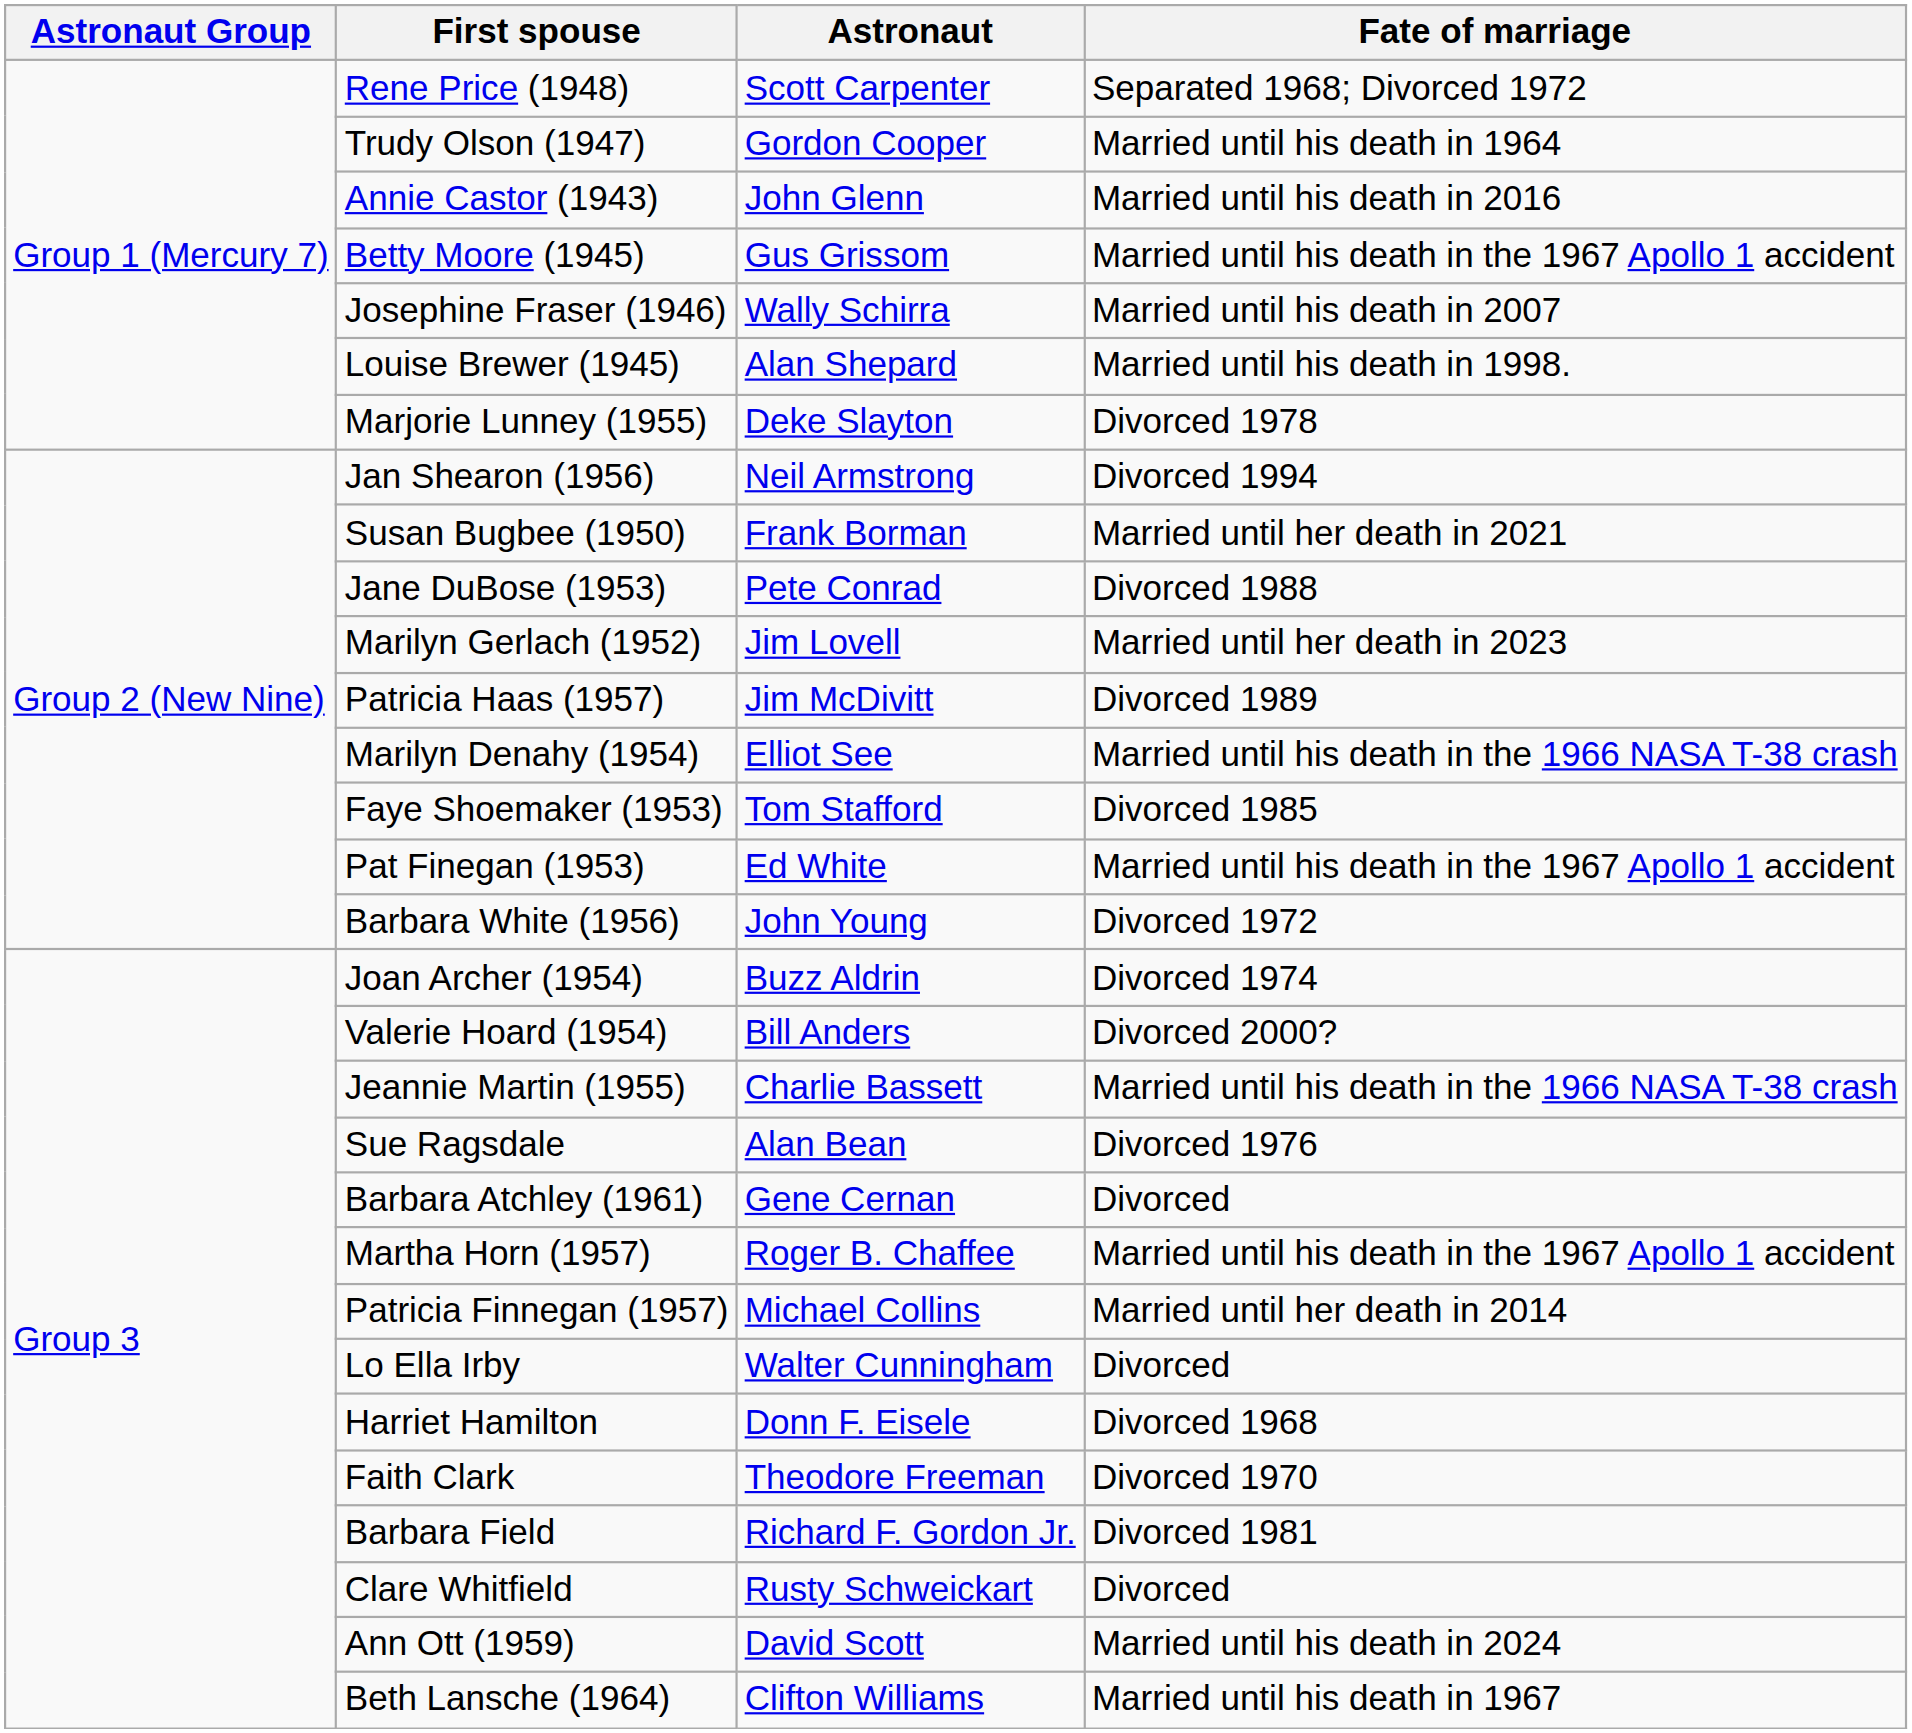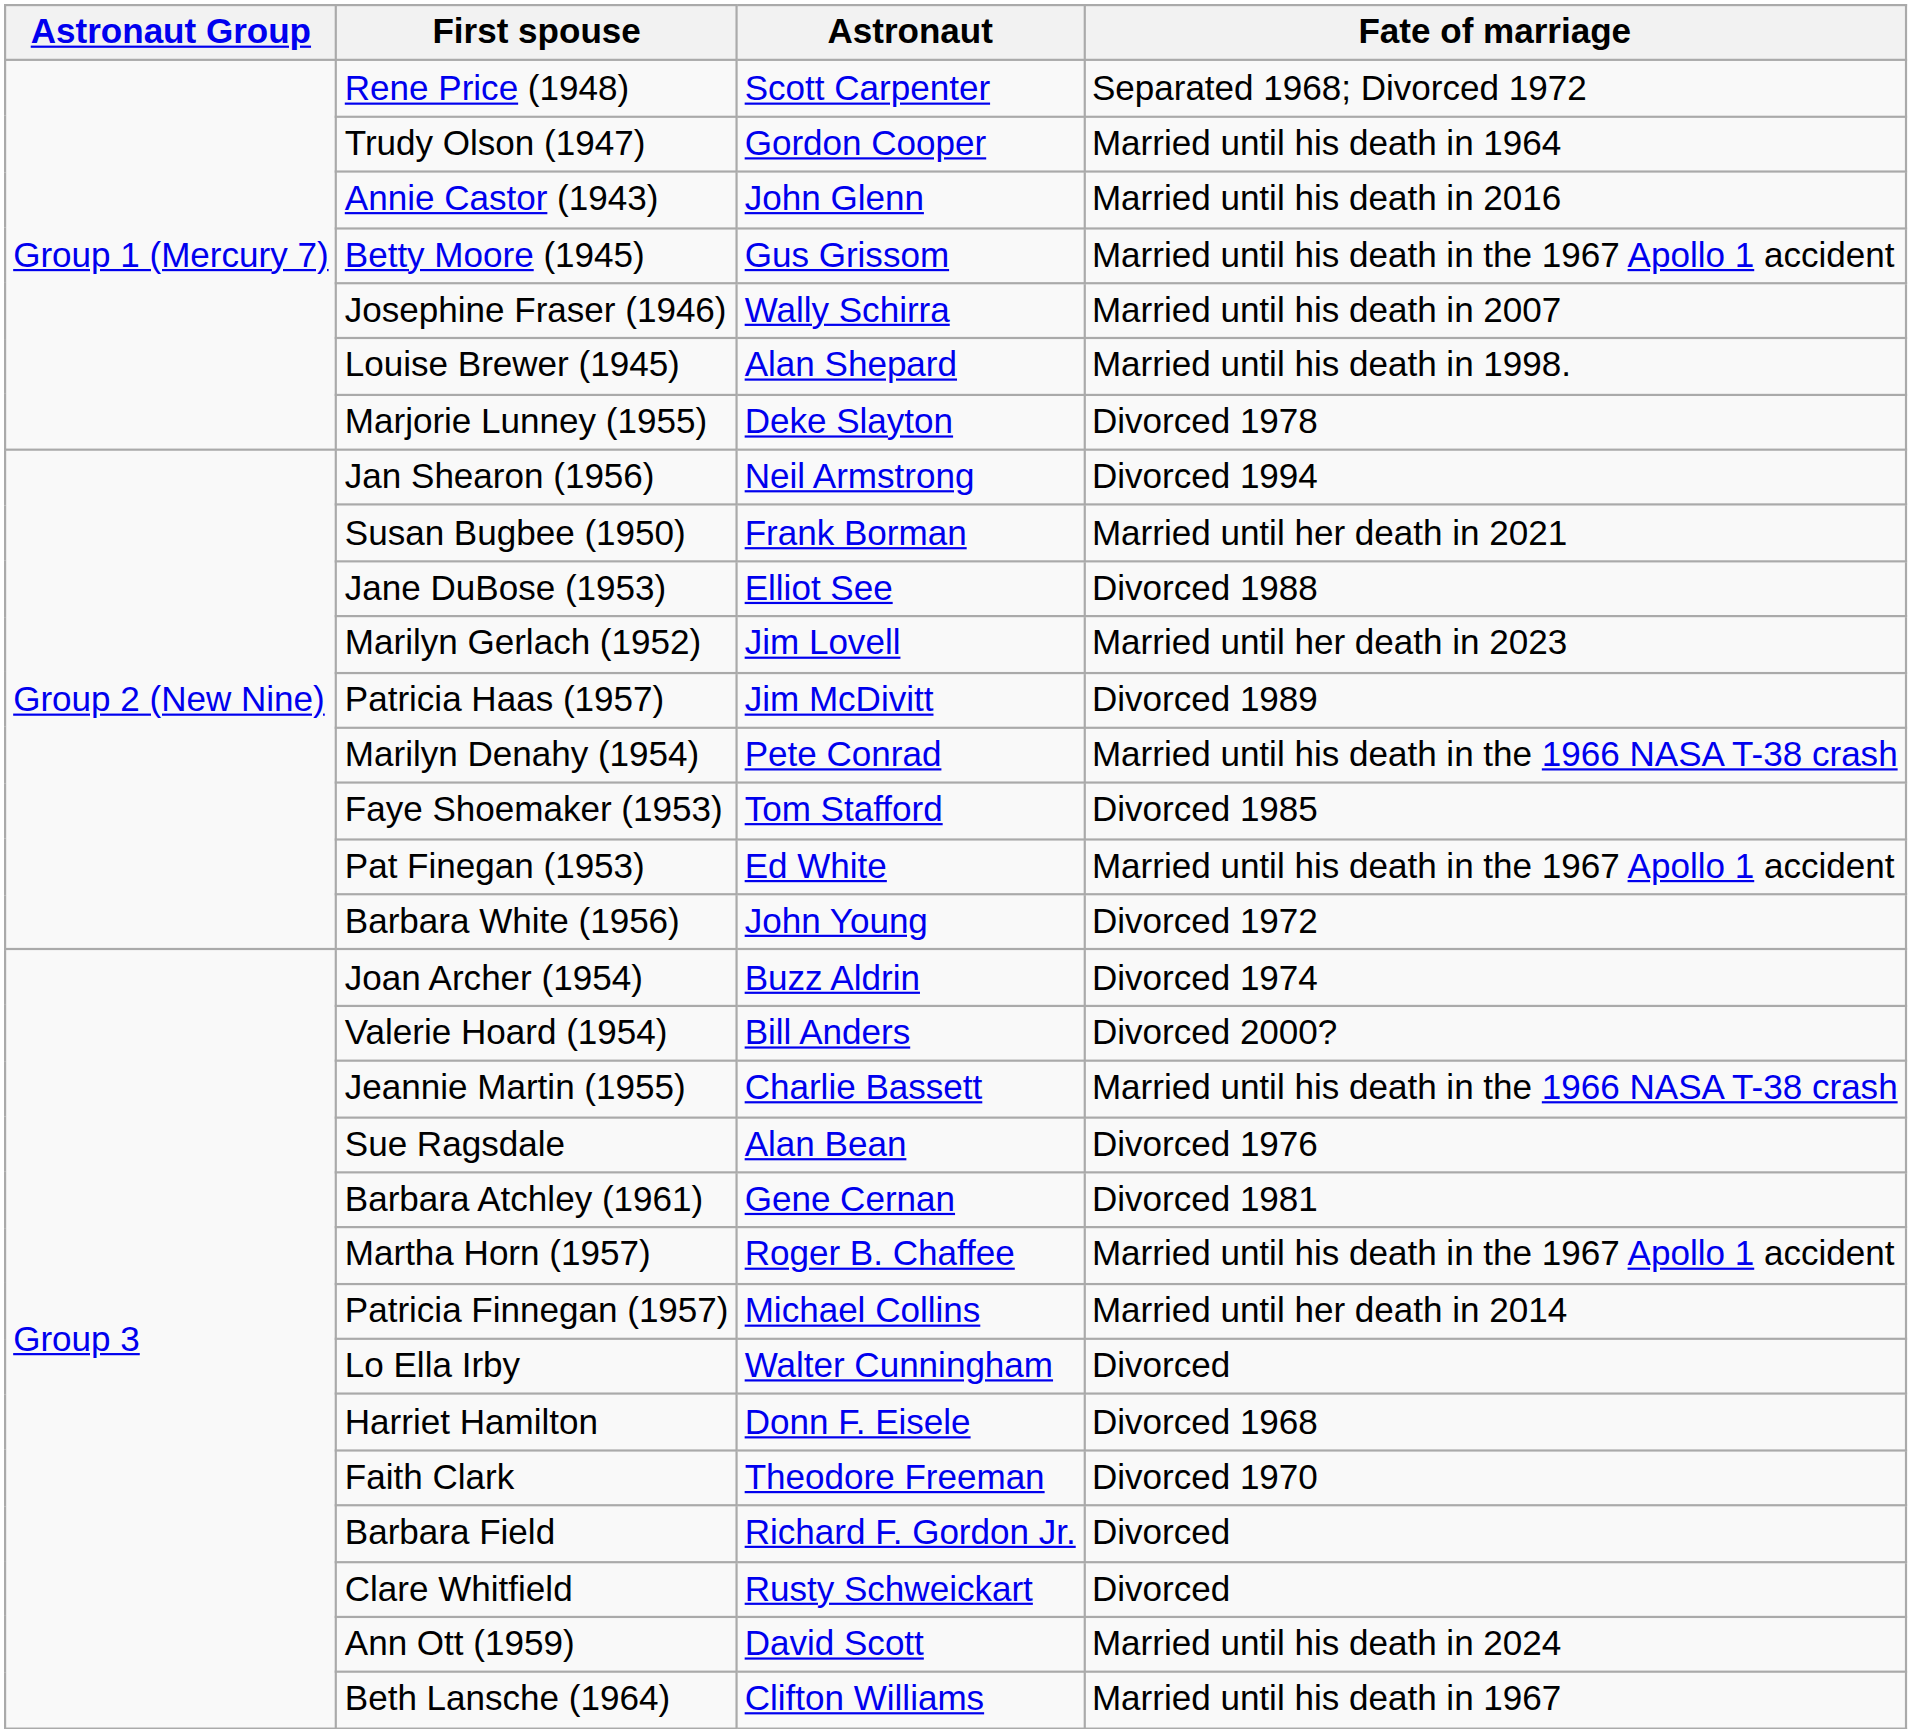(843, 587) Pete Conrad -> (819, 587) Elliot See
(819, 754) Elliot See -> (843, 754) Pete Conrad
(1161, 1199) Divorced -> (1205, 1199) Divorced 1981
(1205, 1532) Divorced 1981 -> (1161, 1532) Divorced
